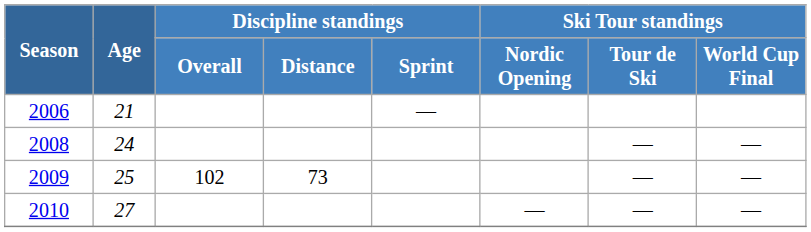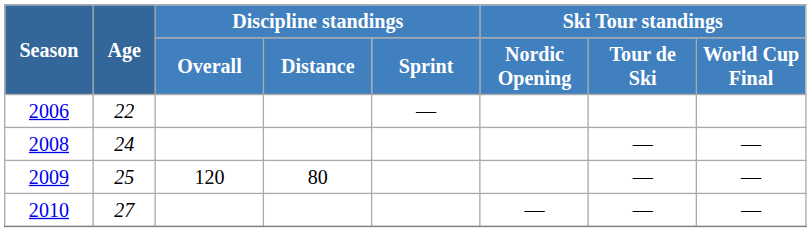(124, 111) 21 -> (124, 111) 22
(209, 177) 102 -> (209, 177) 120
(318, 177) 73 -> (318, 177) 80
